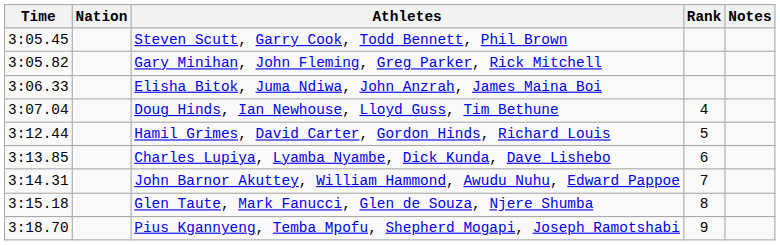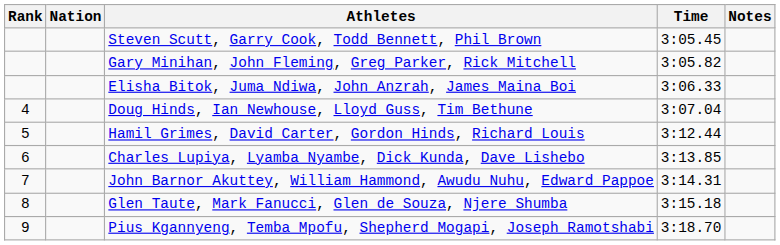columns swapped: (704, 16) <-> (38, 16)
